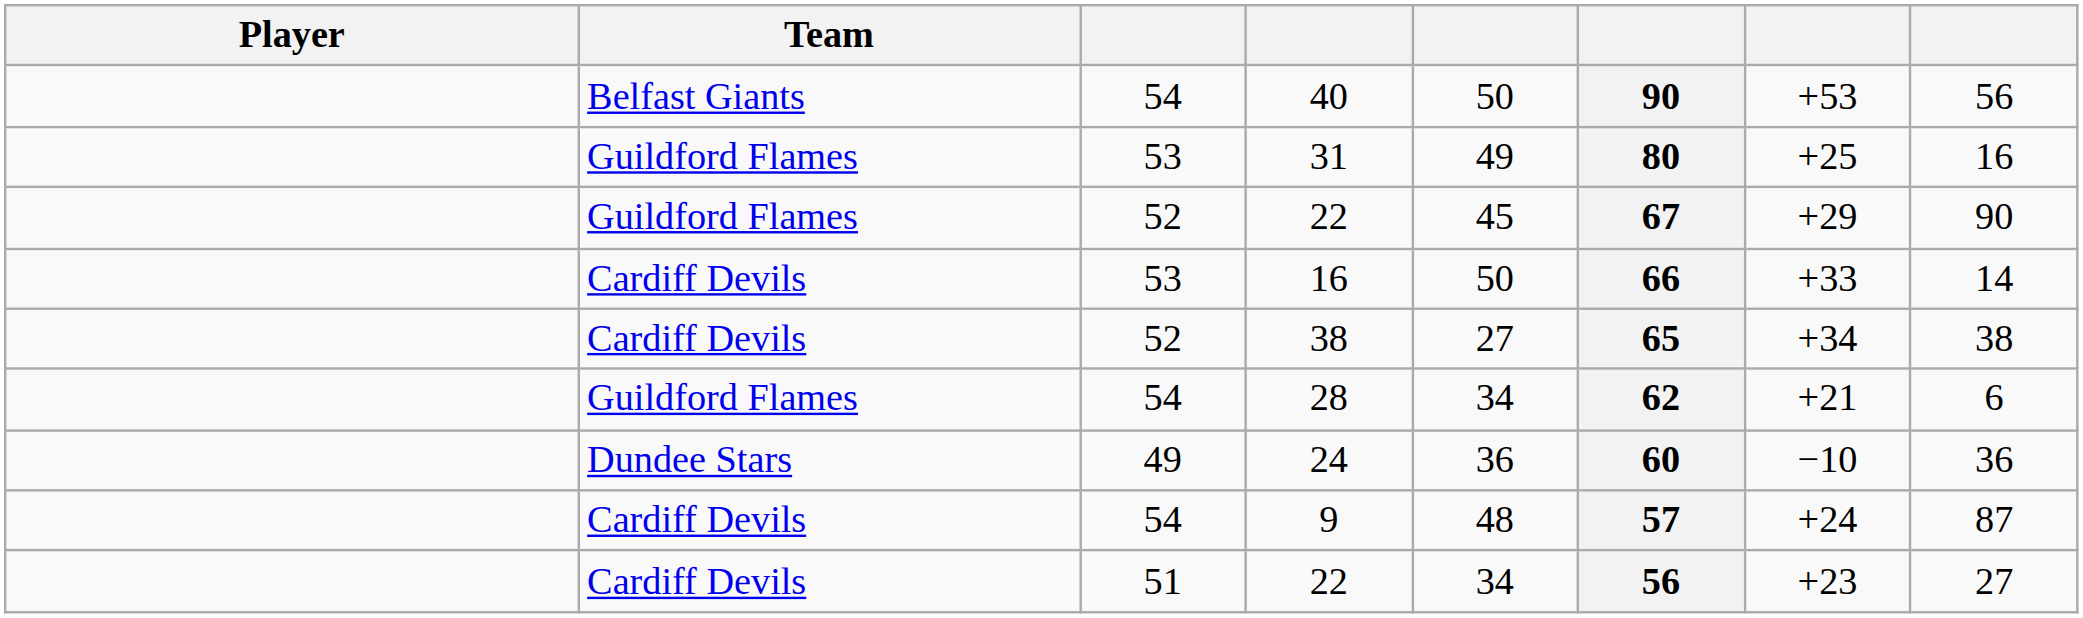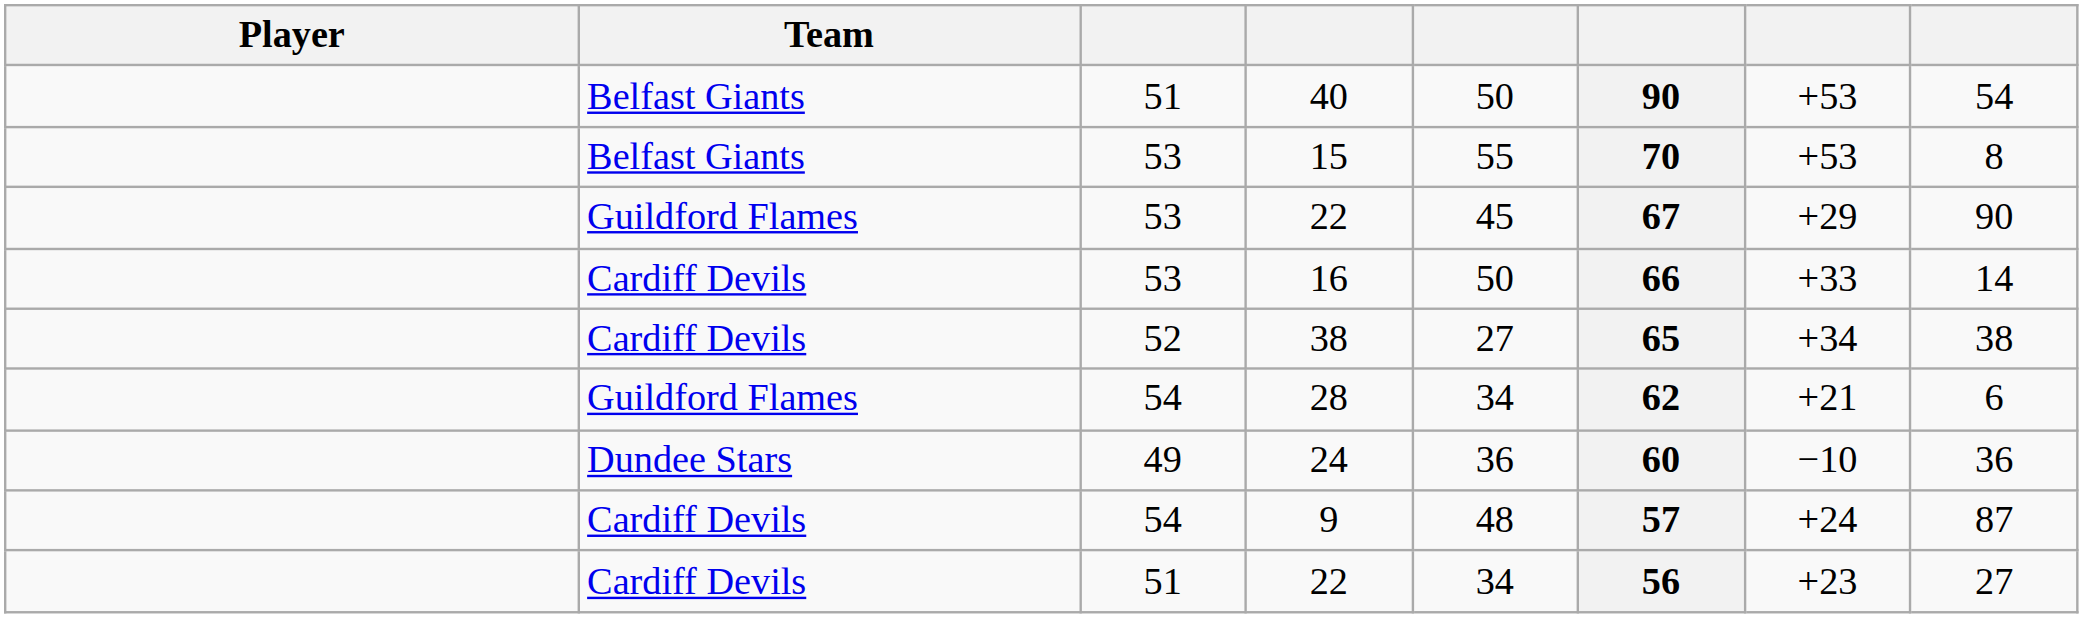(1163, 95) 54 -> (1163, 95) 51
(1994, 95) 56 -> (1994, 95) 54
- row: (723, 156)
+ row: (696, 156)
(1163, 216) 52 -> (1163, 216) 53
